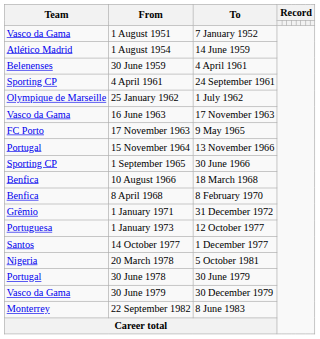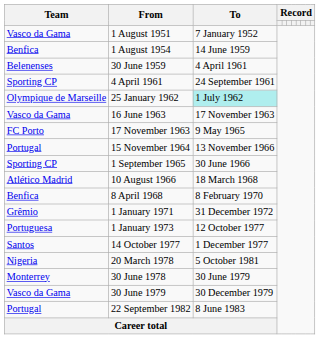(40, 49) Atlético Madrid -> (23, 49) Benfica
(219, 98) no background -> (219, 98) paleturquoise background
(23, 179) Benfica -> (40, 179) Atlético Madrid
(24, 277) Portugal -> (28, 277) Monterrey
(28, 309) Monterrey -> (24, 309) Portugal
